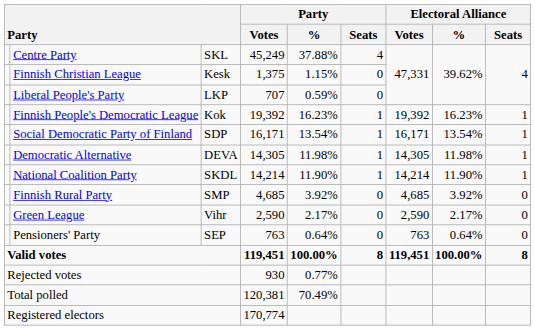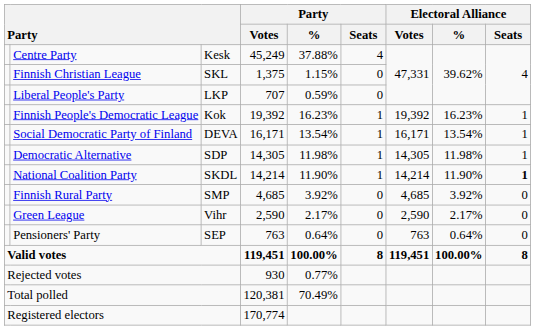(216, 54) SKL -> (217, 54) Kesk
(217, 74) Kesk -> (216, 74) SKL
(216, 134) SDP -> (221, 134) DEVA
(221, 154) DEVA -> (216, 154) SDP
(525, 174) normal -> (525, 174) bold
